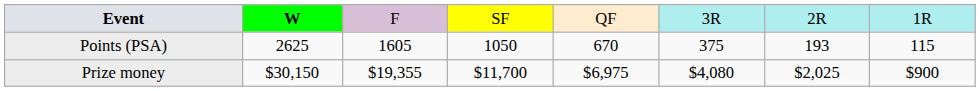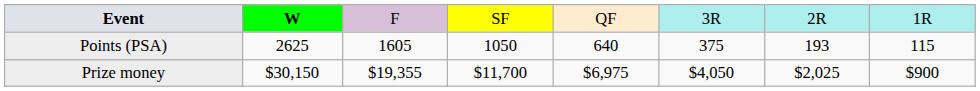(606, 45) 670 -> (606, 45) 640
(711, 73) $4,080 -> (711, 73) $4,050
